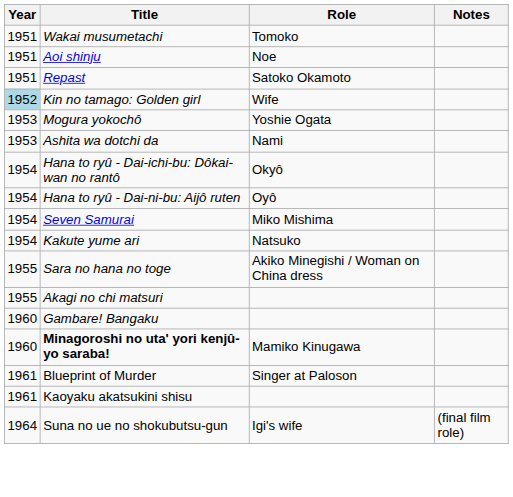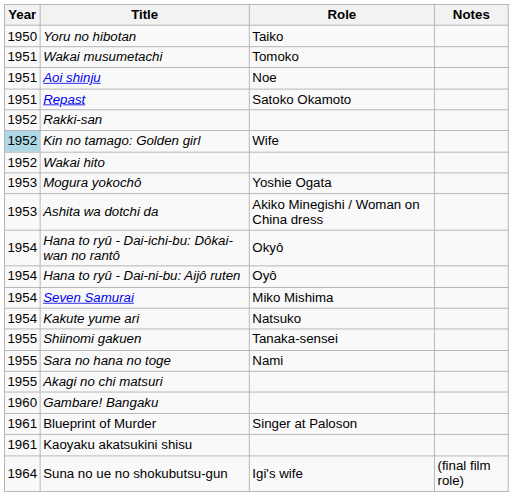+ row: (90, 36)
+ row: (73, 120)
+ row: (74, 162)
(267, 141) Nami -> (336, 212) Akiko Minegishi / Woman on China dress
+ row: (92, 339)
(336, 269) Akiko Minegishi / Woman on China dress -> (268, 360) Nami
- row: (141, 347)
